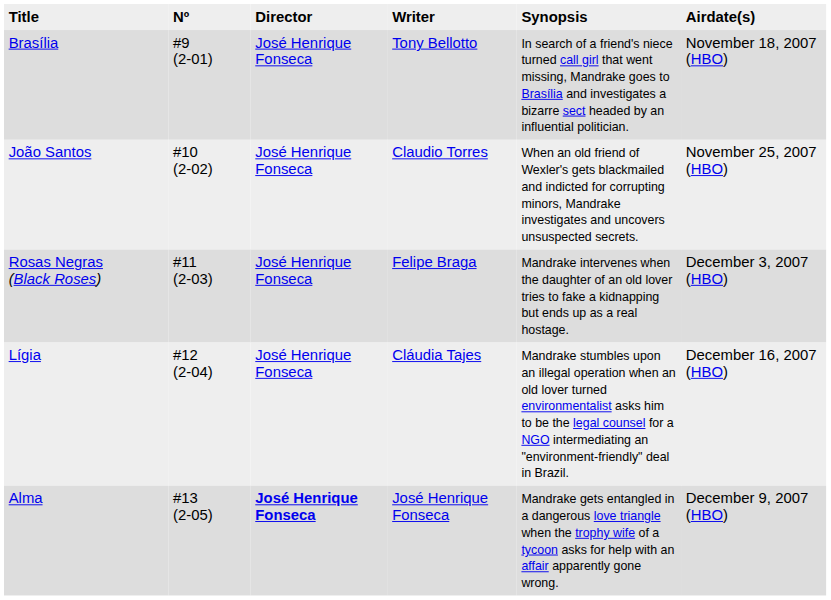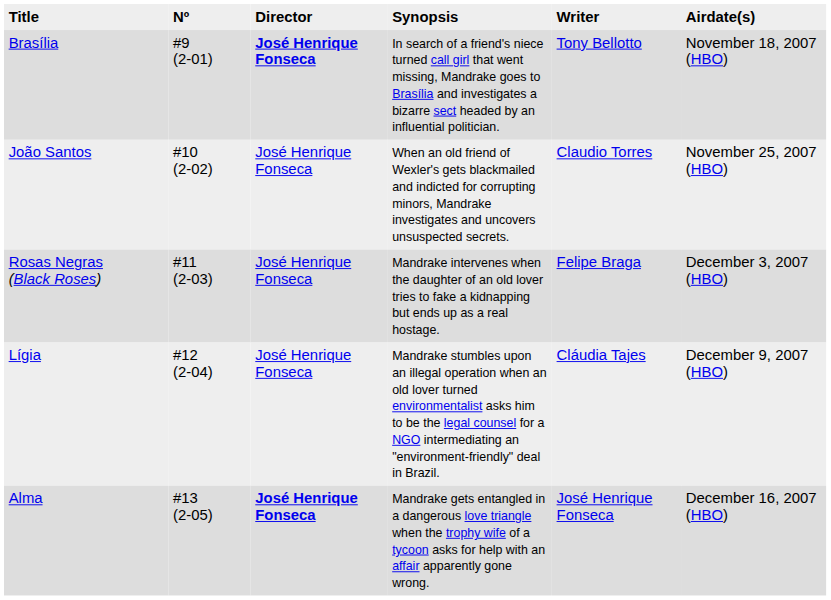columns swapped: (414, 17) <-> (554, 17)
(303, 51) normal -> (307, 51) bold
(751, 363) December 16, 2007 (HBO) -> (747, 363) December 9, 2007 (HBO)
(747, 507) December 9, 2007 (HBO) -> (751, 507) December 16, 2007 (HBO)
